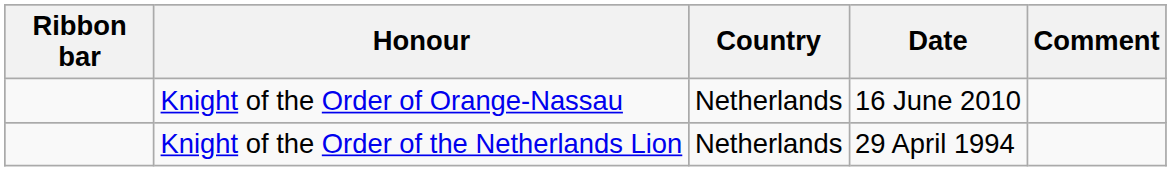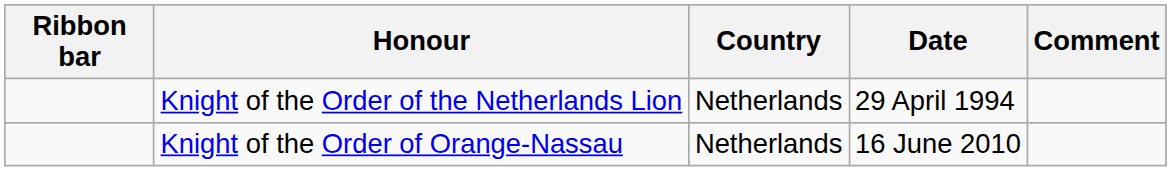rows swapped: (421, 143) <-> (392, 100)
